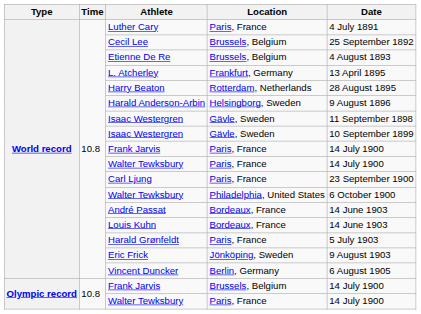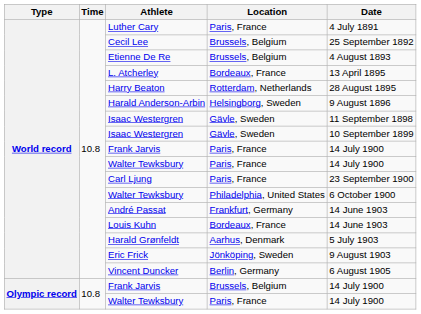(251, 73) Frankfurt, Germany -> (248, 73) Bordeaux, France
(248, 210) Bordeaux, France -> (251, 210) Frankfurt, Germany
(238, 240) Paris, France -> (247, 240) Aarhus, Denmark
